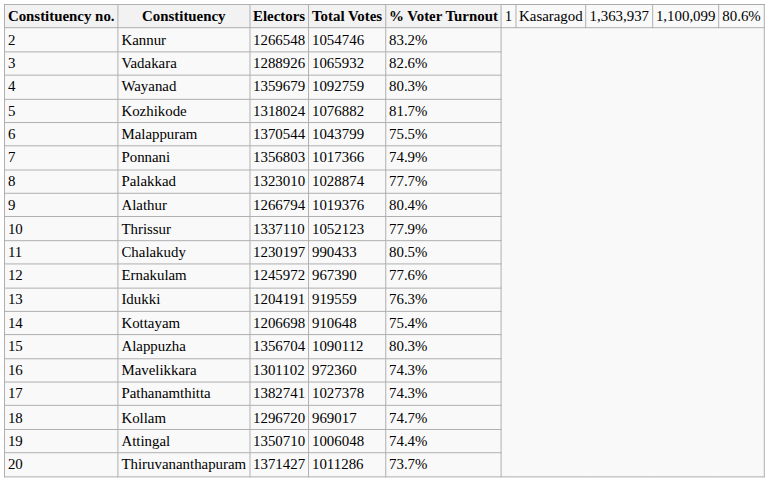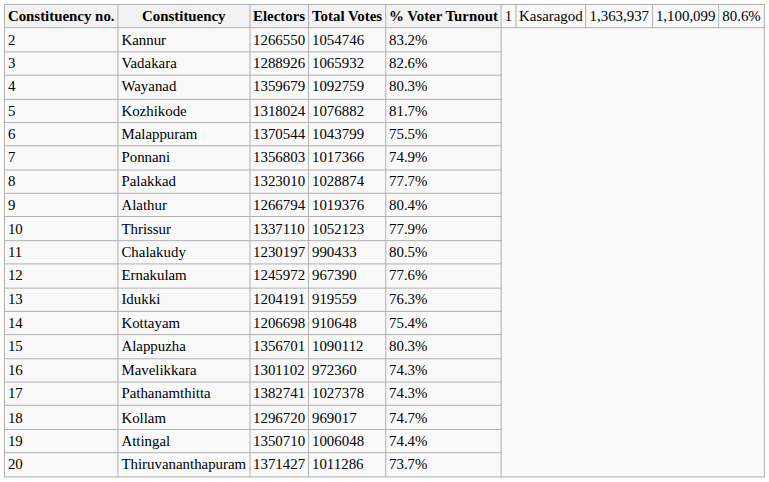(279, 39) 1266548 -> (279, 39) 1266550
(279, 346) 1356704 -> (279, 346) 1356701
